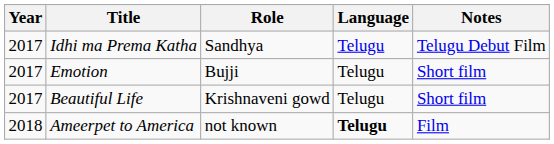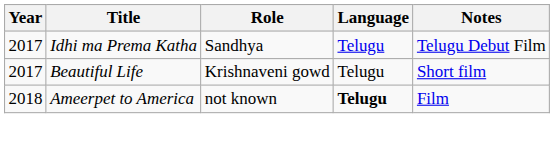- row: (79, 71)
